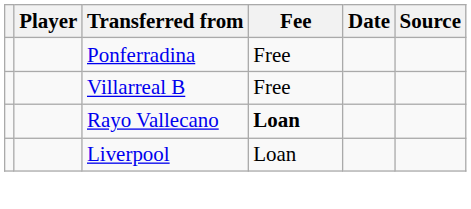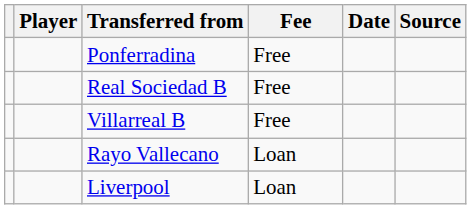+ row: (157, 87)
(277, 120) bold -> (275, 154) normal
